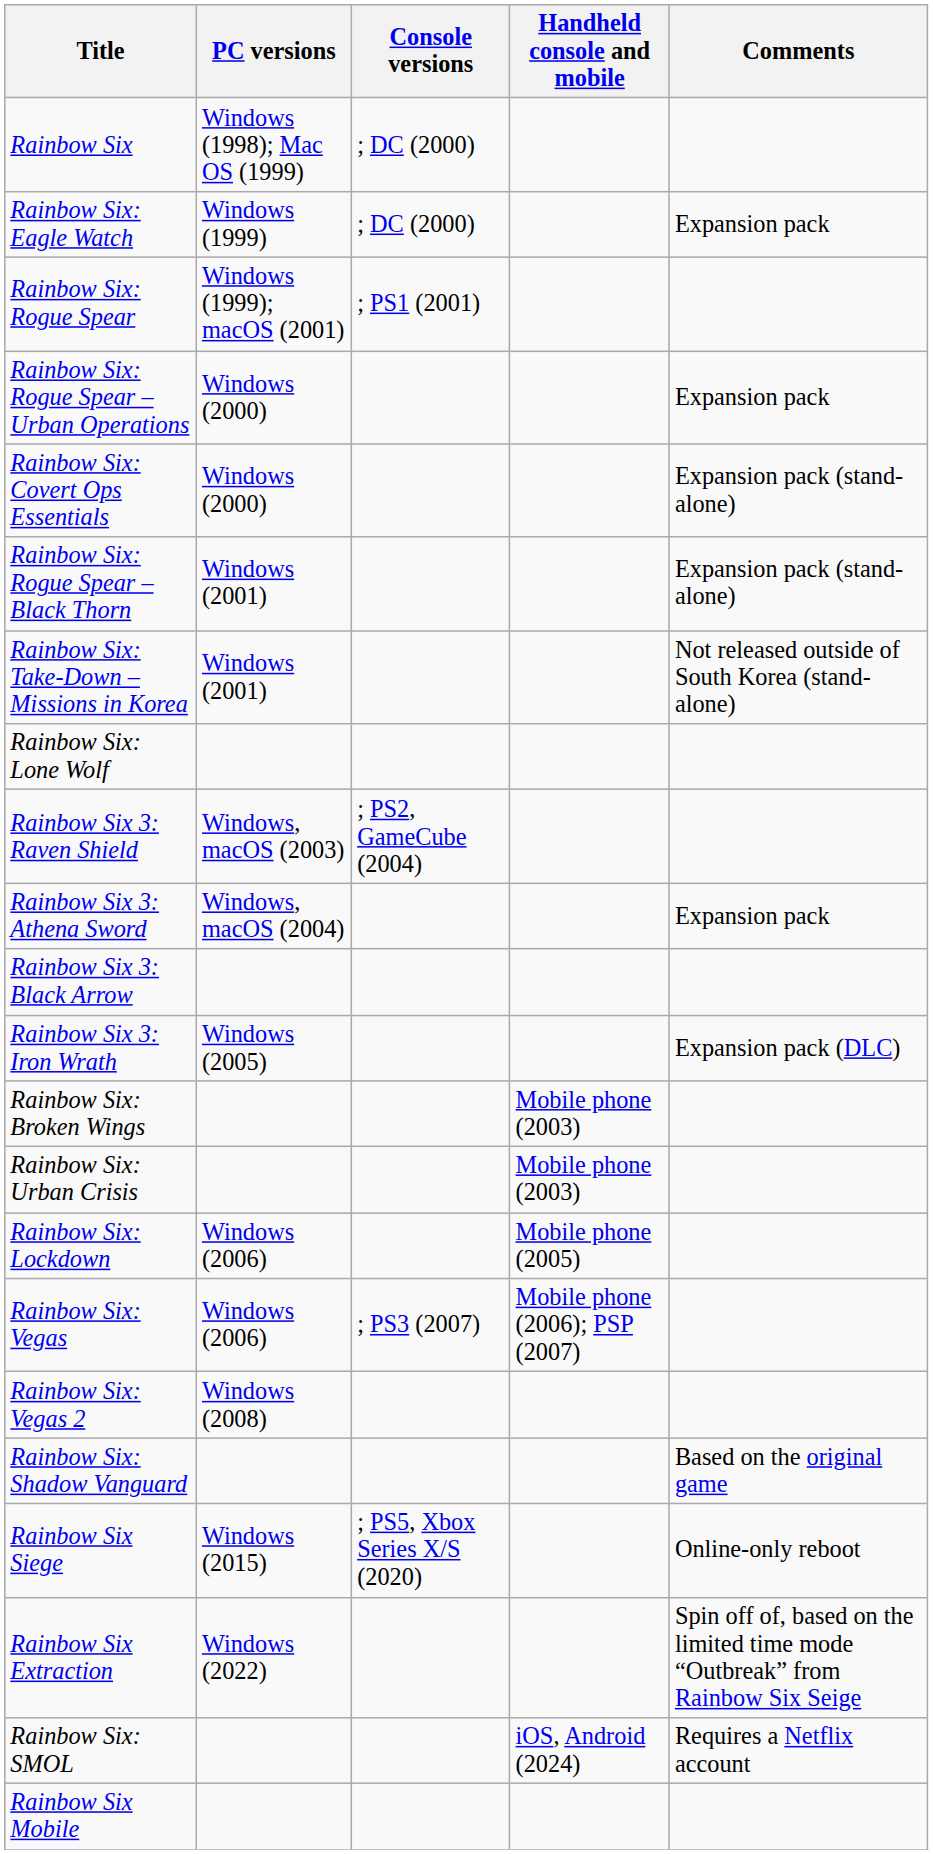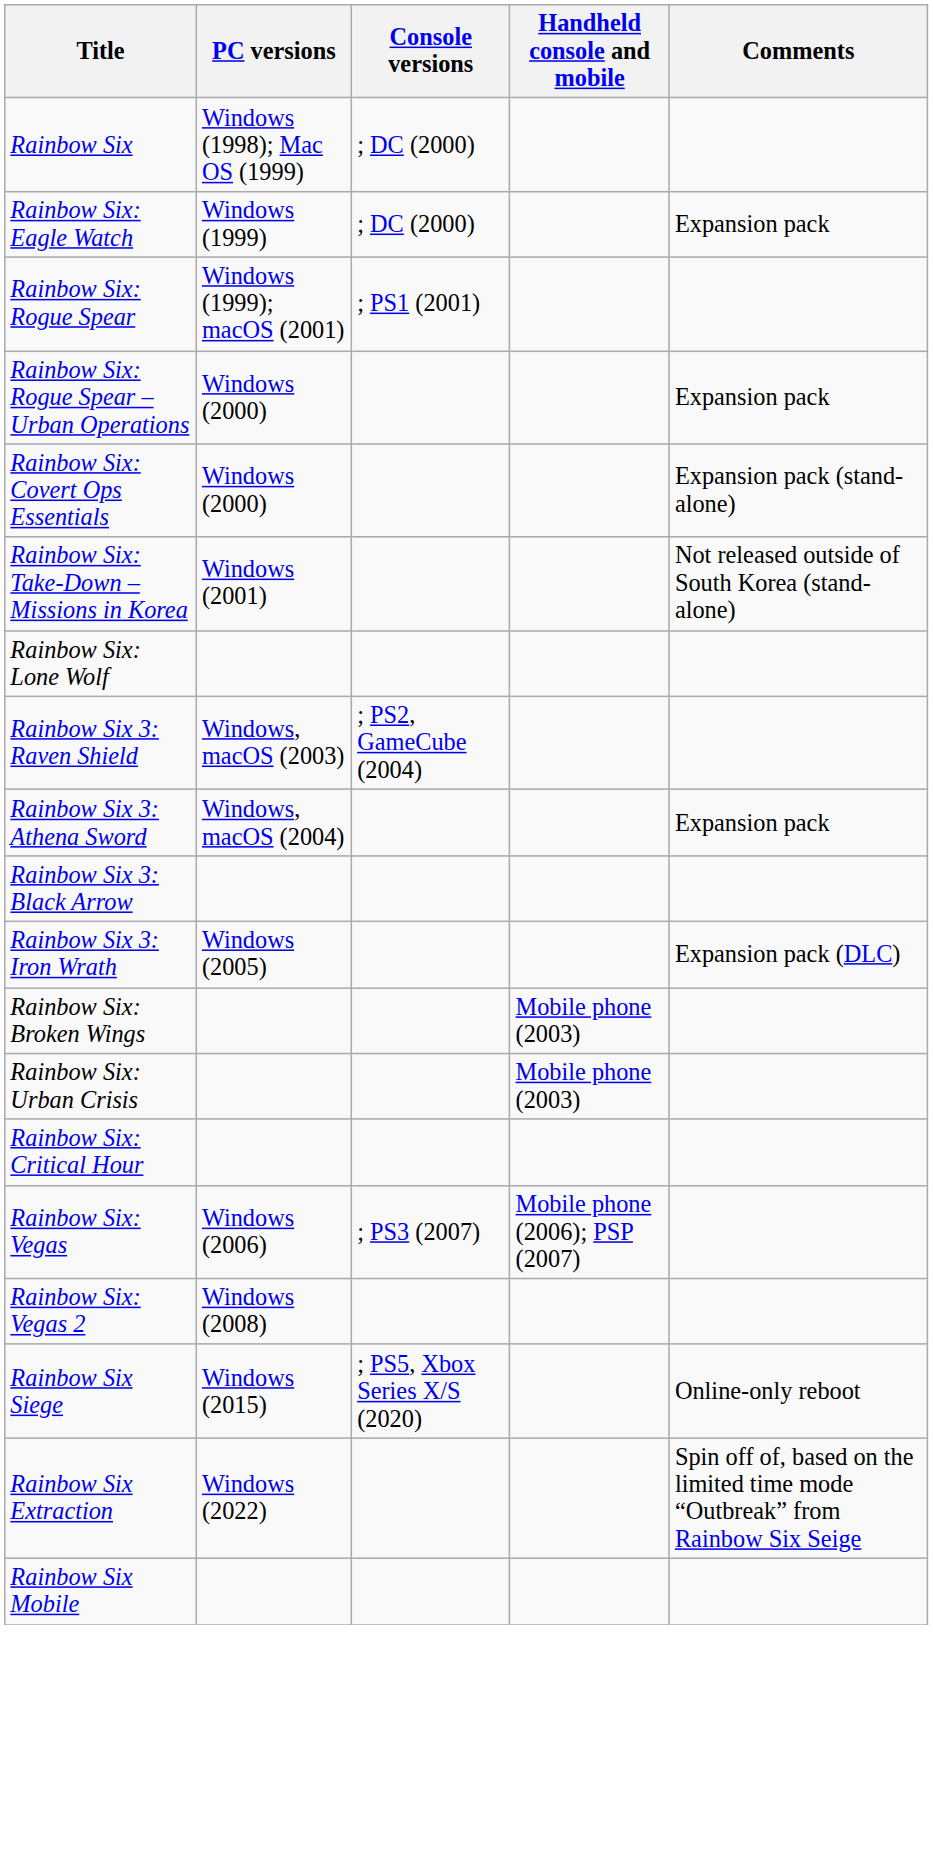- row: (82, 583)
- row: (76, 1245)
+ row: (77, 1152)
- row: (99, 1470)
- row: (76, 1750)
